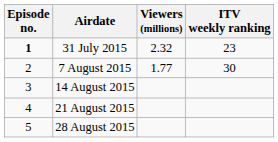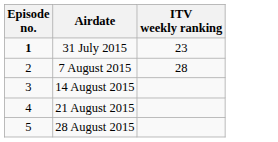- column: (161, 21)
(229, 68) 30 -> (181, 68) 28
